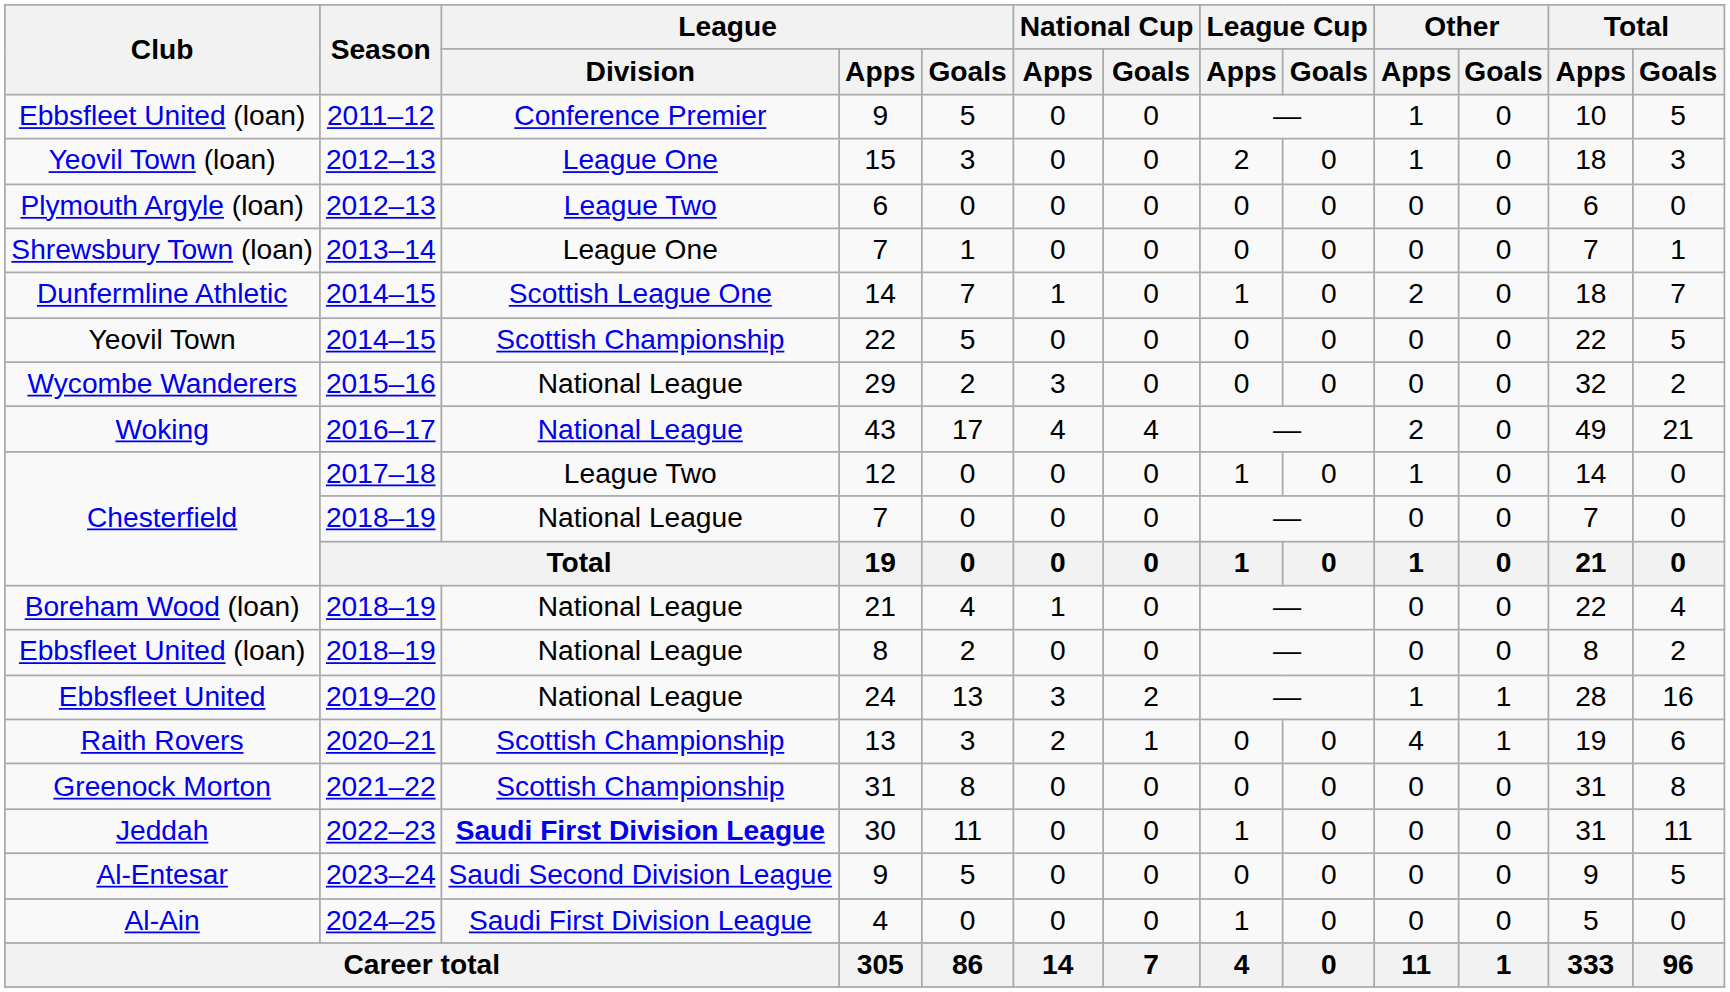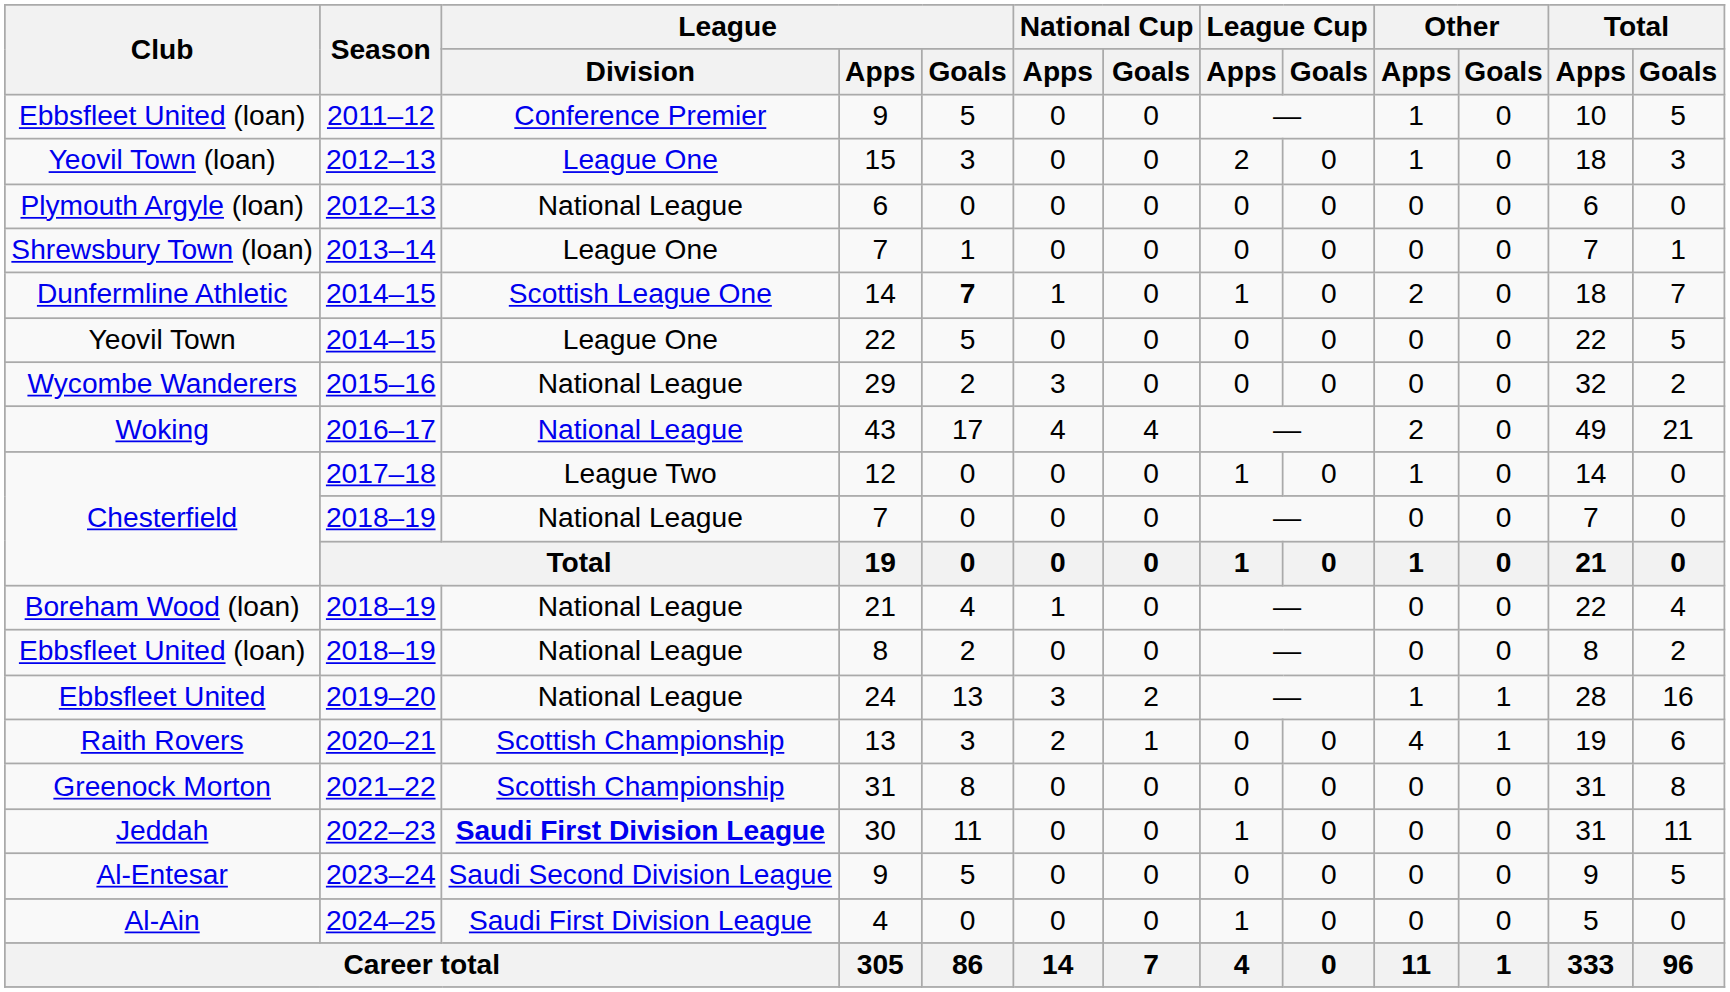(640, 205) League Two -> (640, 205) National League
(968, 294) normal -> (968, 294) bold
(640, 339) Scottish Championship -> (640, 339) League One
